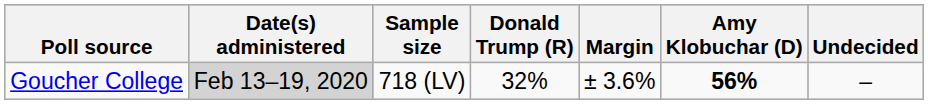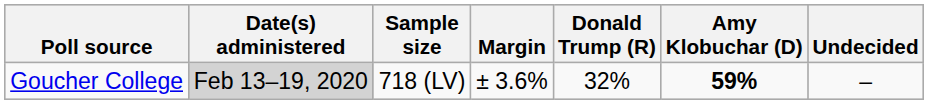columns swapped: (620, 46) <-> (525, 34)
(734, 81) 56% -> (734, 81) 59%
